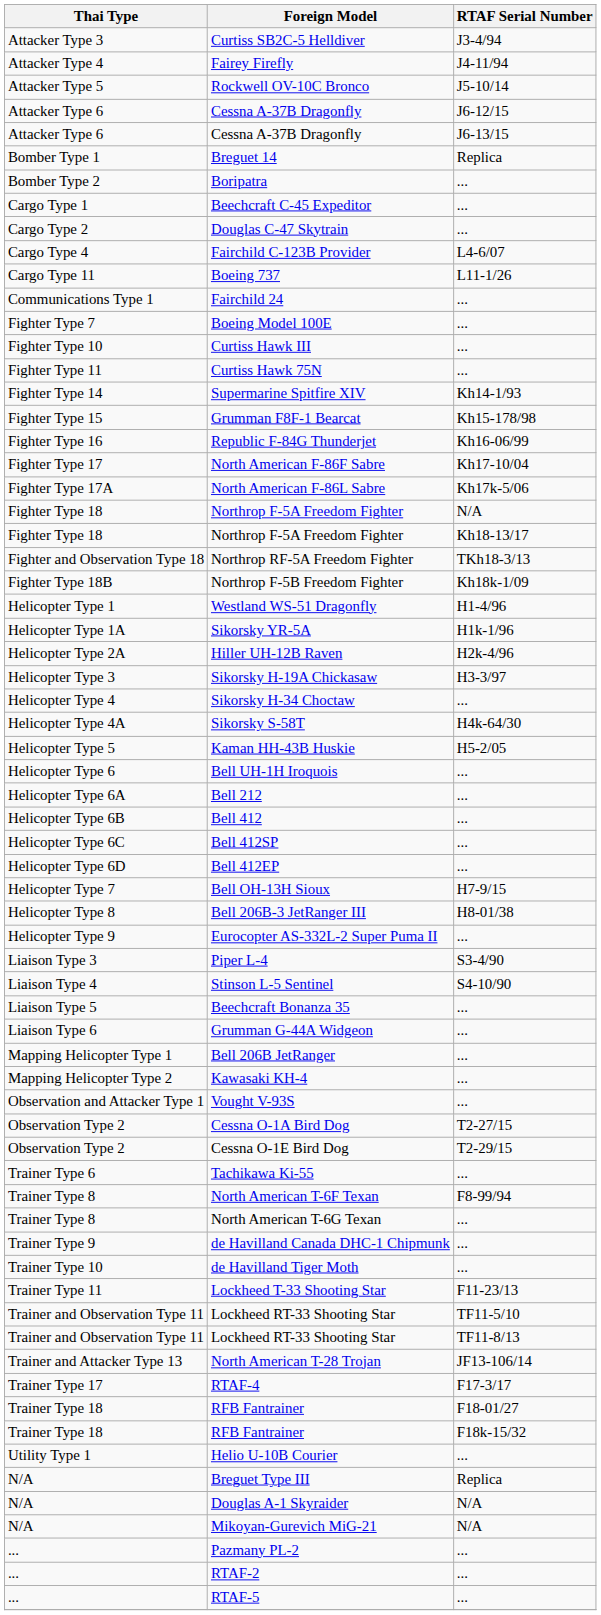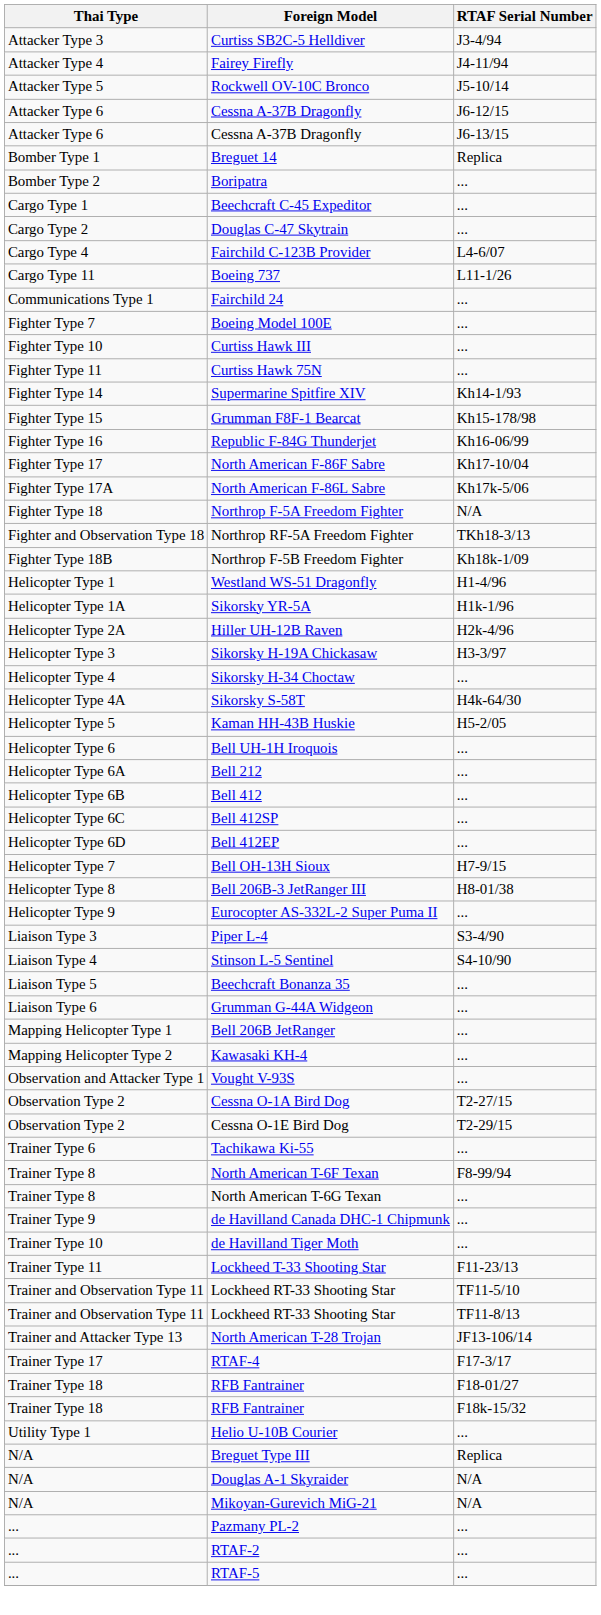- row: (307, 535)
